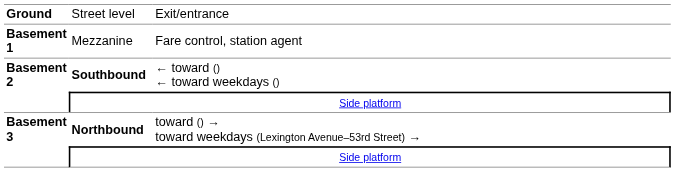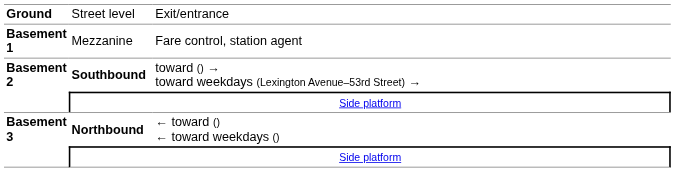(217, 75) ← toward () ← toward weekdays () -> (288, 75) toward () → toward weekdays (Lexington Avenue–53rd Street) →
(288, 129) toward () → toward weekdays (Lexington Avenue–53rd Street) → -> (217, 129) ← toward () ← toward weekdays ()
